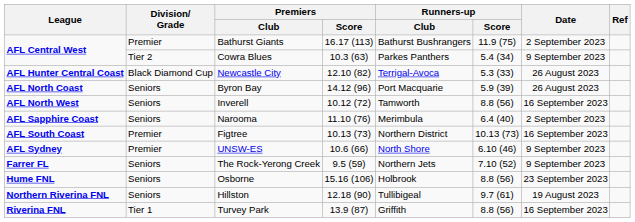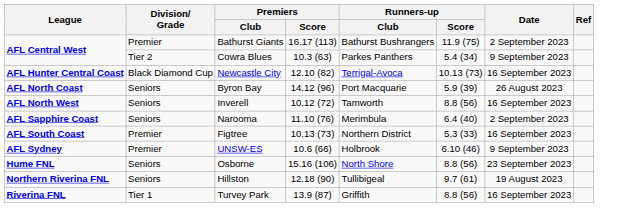(497, 73) 5.3 (33) -> (461, 73) 10.13 (73)
(566, 73) 26 August 2023 -> (529, 73) 16 September 2023
(497, 133) 10.13 (73) -> (461, 133) 5.3 (33)
(404, 149) North Shore -> (361, 149) Holbrook
- row: (269, 164)
(397, 179) Holbrook -> (367, 164) North Shore
